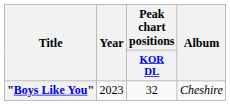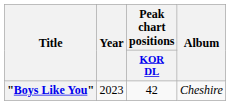(152, 90) 32 -> (152, 90) 42
